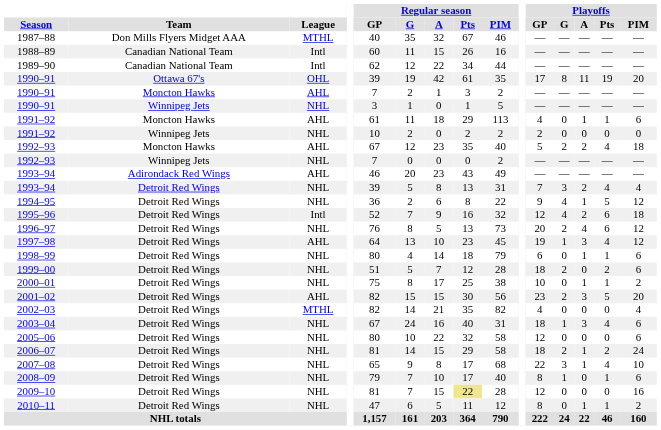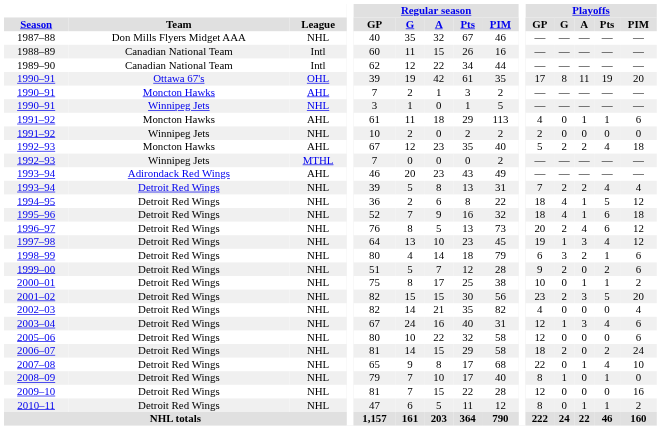(318, 38) MTHL -> (318, 38) NHL
(318, 160) NHL -> (318, 160) MTHL
(564, 187) 3 -> (564, 187) 2
(540, 201) 9 -> (540, 201) 18
(318, 214) Intl -> (318, 214) NHL
(540, 214) 12 -> (540, 214) 18
(584, 214) 2 -> (584, 214) 1
(318, 242) AHL -> (318, 242) NHL
(564, 255) 0 -> (564, 255) 3
(584, 255) 1 -> (584, 255) 2
(540, 269) 18 -> (540, 269) 9
(318, 296) AHL -> (318, 296) NHL
(318, 310) MTHL -> (318, 310) NHL
(540, 323) 18 -> (540, 323) 12
(584, 350) 1 -> (584, 350) 0
(564, 364) 3 -> (564, 364) 0
(638, 378) 6 -> (638, 378) 0
(468, 391) khaki background -> (468, 391) no background
